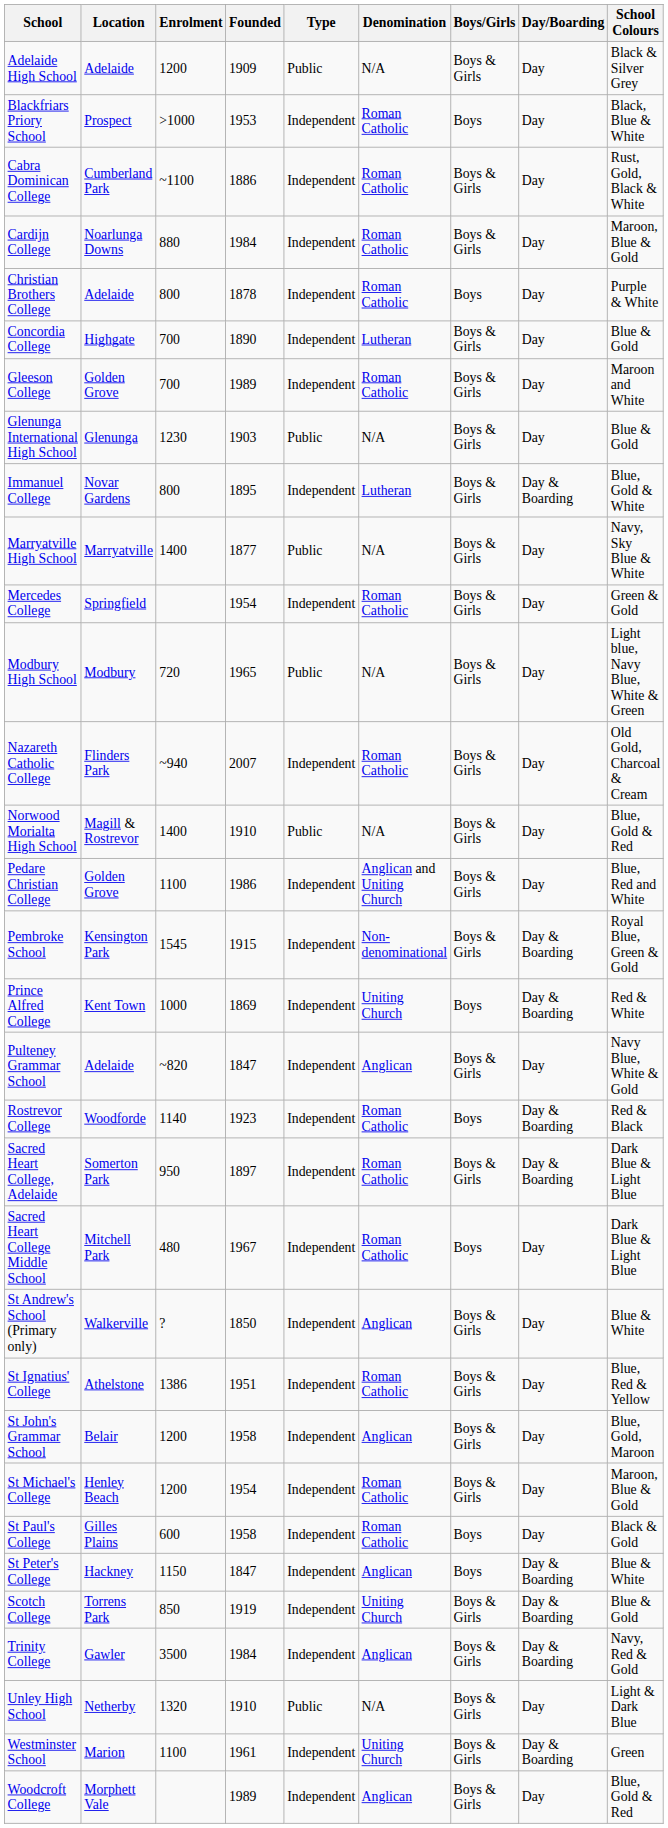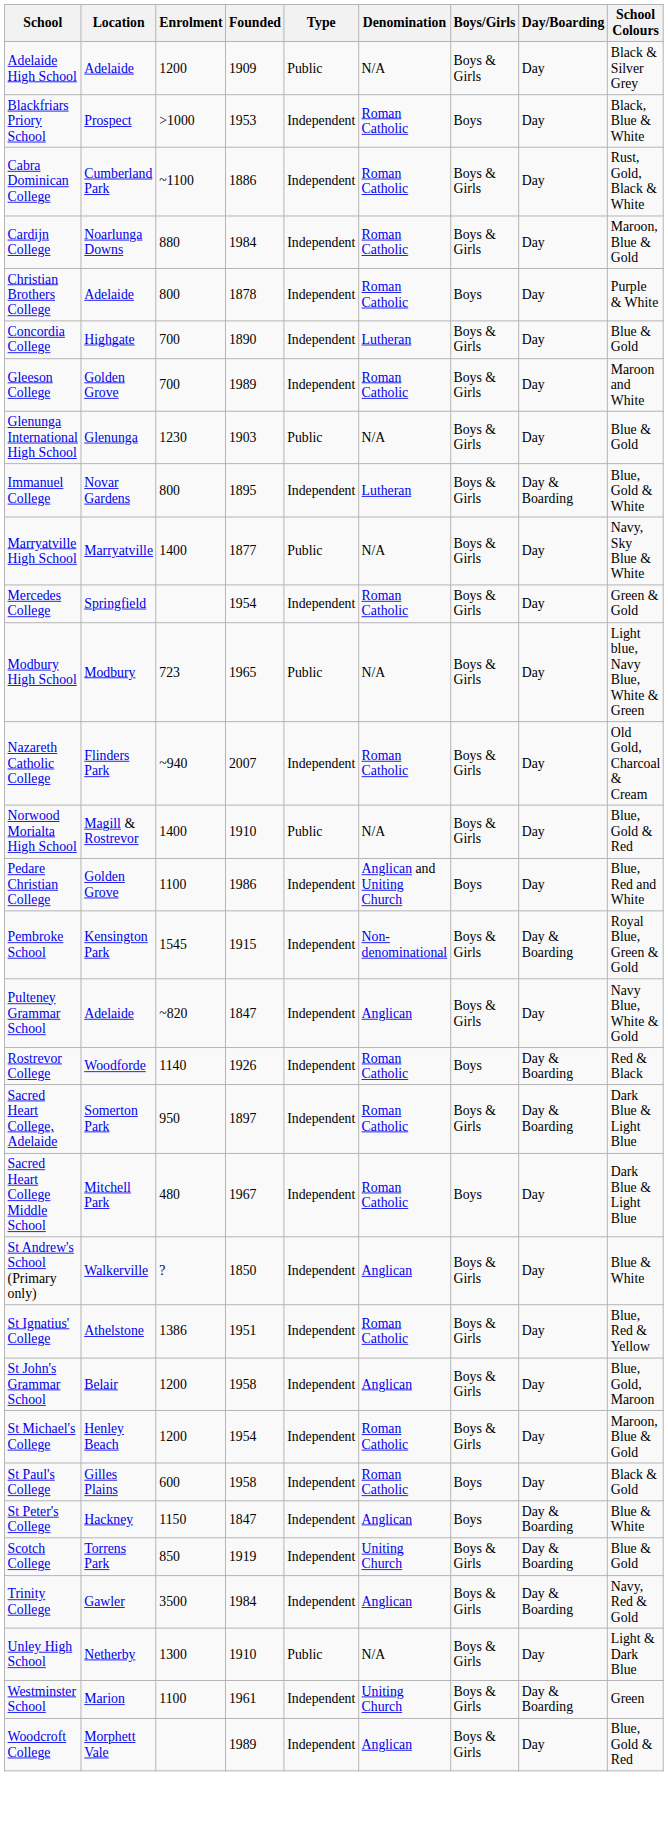(170, 672) 720 -> (170, 672) 723
(475, 884) Boys & Girls -> (468, 884) Boys
- row: (29, 1005)
(243, 1118) 1923 -> (243, 1066) 1926
(173, 1707) 1320 -> (173, 1654) 1300
